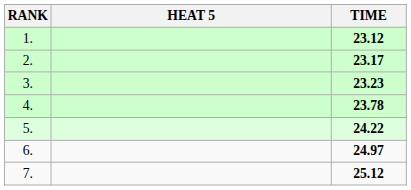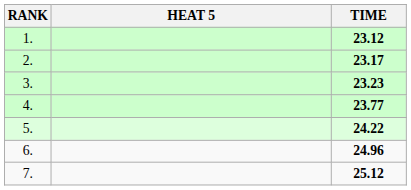(369, 106) 23.78 -> (369, 106) 23.77
(369, 151) 24.97 -> (369, 151) 24.96
